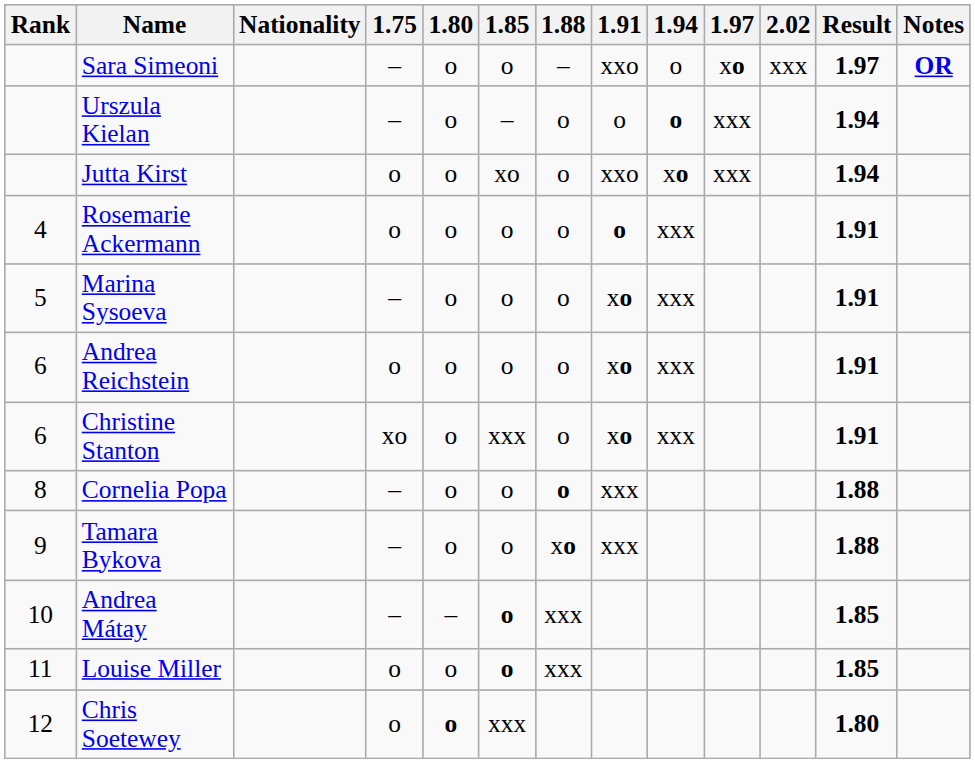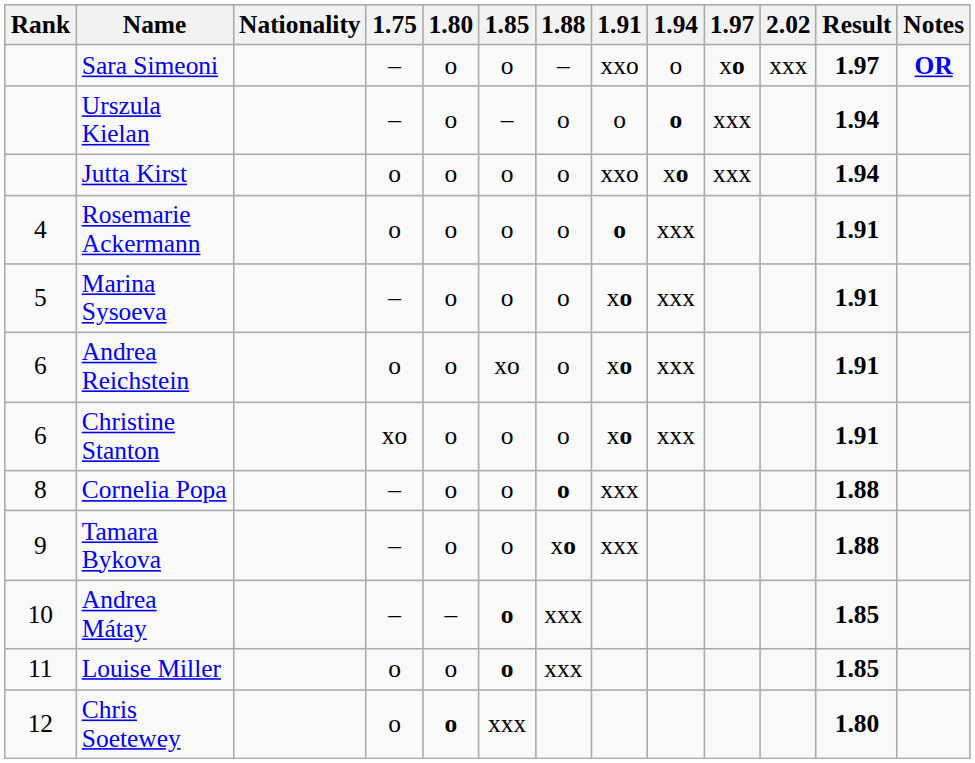(507, 174) xo -> (507, 174) o
(507, 366) o -> (507, 366) xo
(507, 435) xxx -> (507, 435) o
